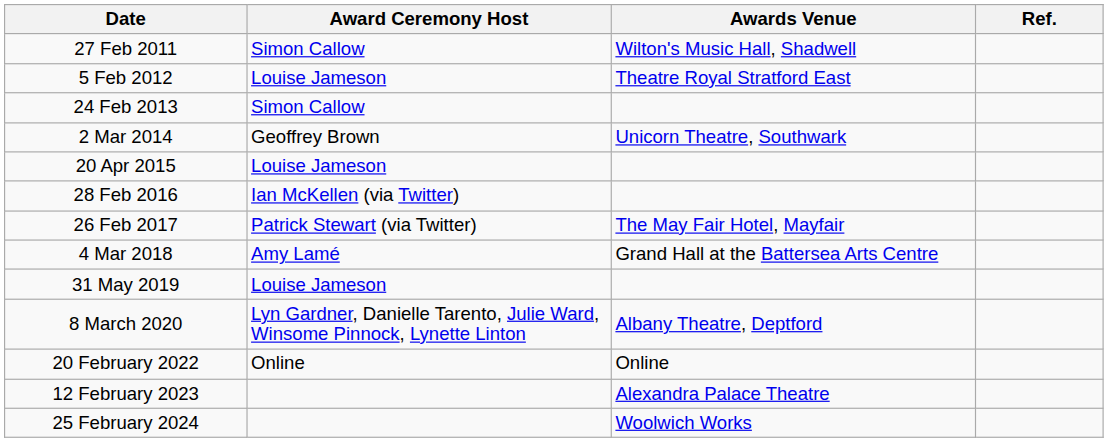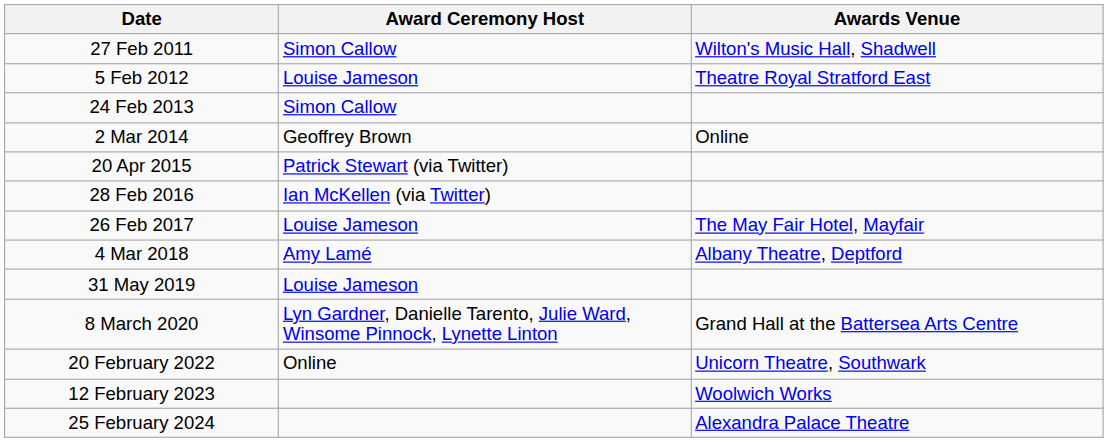- column: (1039, 19)
(731, 136) Unicorn Theatre, Southwark -> (722, 136) Online
(319, 166) Louise Jameson -> (396, 166) Patrick Stewart (via Twitter)
(364, 225) Patrick Stewart (via Twitter) -> (351, 225) Louise Jameson
(777, 254) Grand Hall at the Battersea Arts Centre -> (799, 254) Albany Theatre, Deptford
(719, 324) Albany Theatre, Deptford -> (857, 324) Grand Hall at the Battersea Arts Centre
(642, 363) Online -> (811, 363) Unicorn Theatre, Southwark
(723, 393) Alexandra Palace Theatre -> (763, 393) Woolwich Works
(684, 422) Woolwich Works -> (802, 422) Alexandra Palace Theatre
